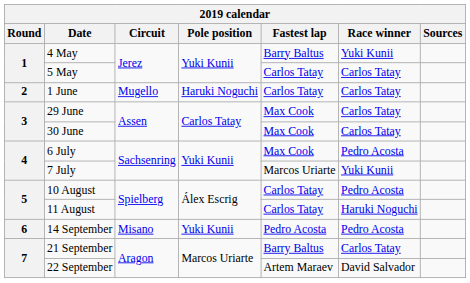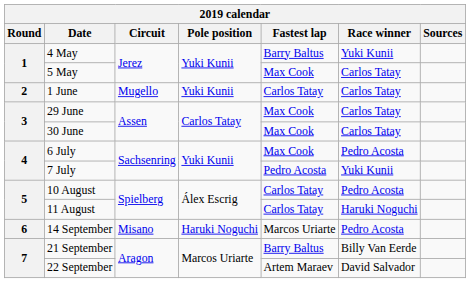(293, 72) Carlos Tatay -> (289, 72) Max Cook
(220, 91) Haruki Noguchi -> (208, 91) Yuki Kunii
(299, 170) Marcos Uriarte -> (295, 170) Pedro Acosta
(208, 228) Yuki Kunii -> (220, 228) Haruki Noguchi
(295, 228) Pedro Acosta -> (299, 228) Marcos Uriarte
(371, 248) Carlos Tatay -> (379, 248) Billy Van Eerde
